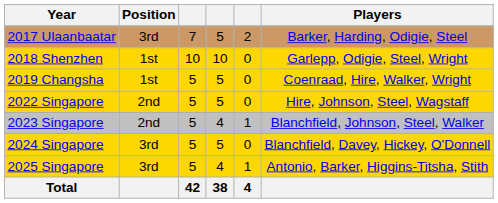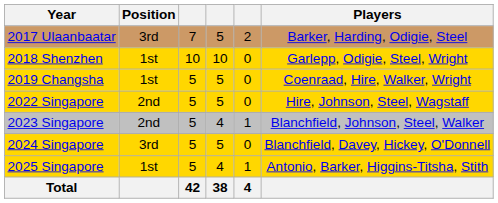(149, 166) 3rd -> (149, 166) 1st
